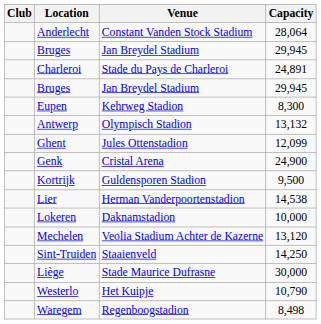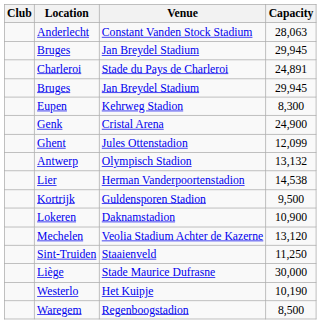(291, 32) 28,064 -> (291, 32) 28,063
rows swapped: (50, 161) <-> (58, 124)
rows swapped: (56, 180) <-> (47, 198)
(291, 217) 10,000 -> (291, 217) 10,900
(291, 254) 14,250 -> (291, 254) 11,250
(291, 291) 10,790 -> (291, 291) 10,190
(291, 310) 8,498 -> (291, 310) 8,500
